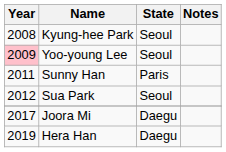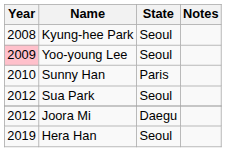(21, 75) 2011 -> (22, 75) 2010
(22, 116) 2017 -> (22, 116) 2012
(158, 136) Daegu -> (156, 136) Seoul
